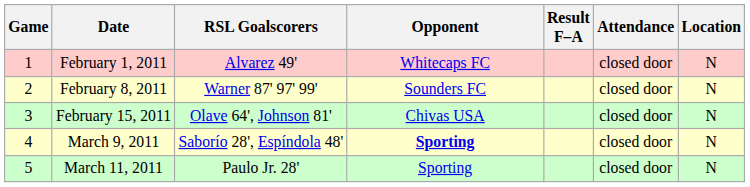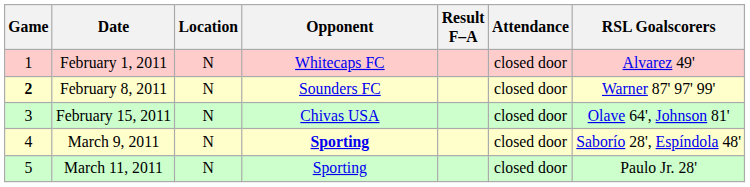columns swapped: (711, 27) <-> (261, 27)
(28, 89) normal -> (28, 89) bold
